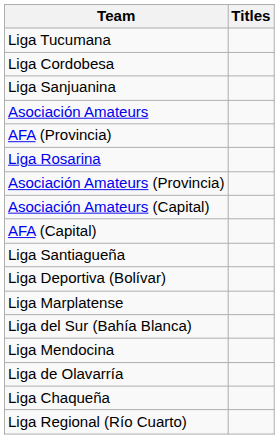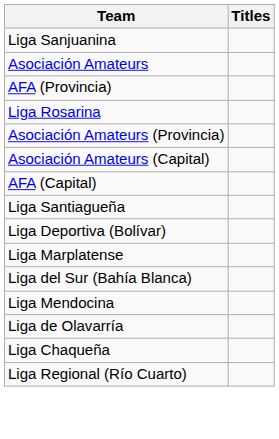- row: (59, 40)
- row: (61, 64)
